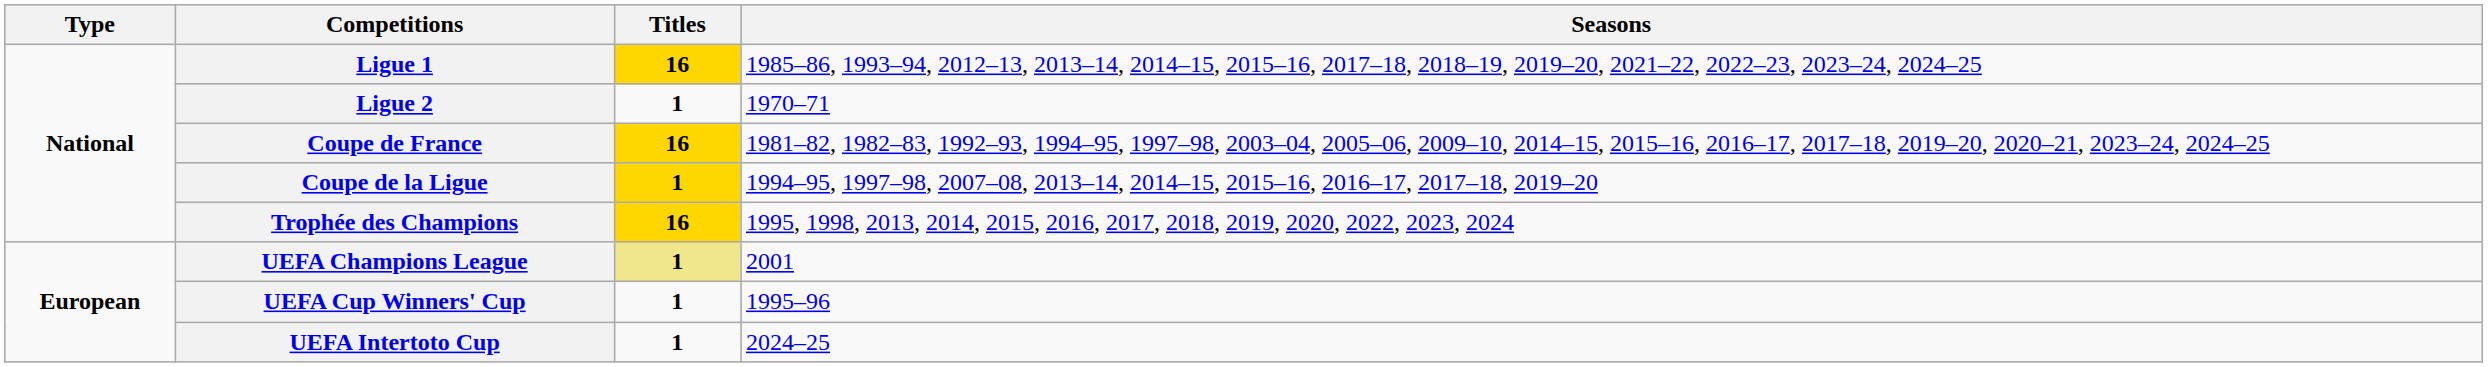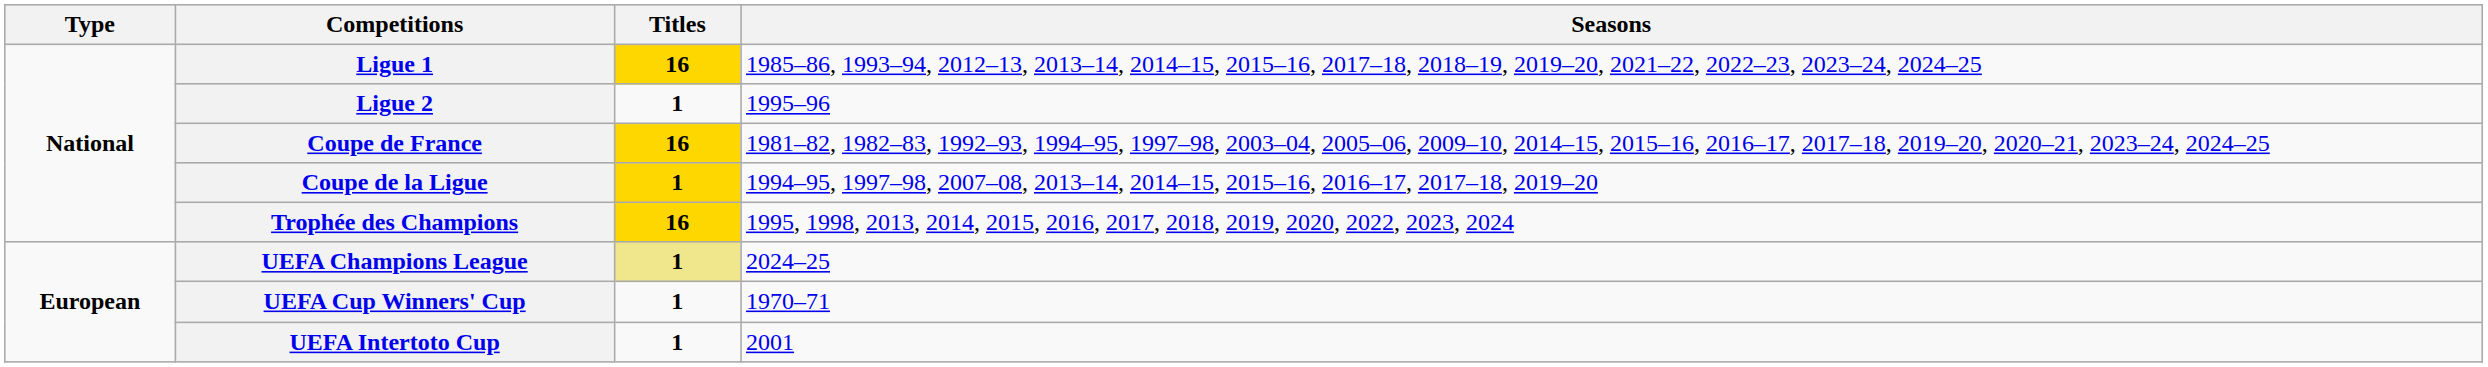(788, 103) 1970–71 -> (788, 103) 1995–96
(770, 262) 2001 -> (788, 262) 2024–25
(788, 301) 1995–96 -> (788, 301) 1970–71
(788, 341) 2024–25 -> (770, 341) 2001
